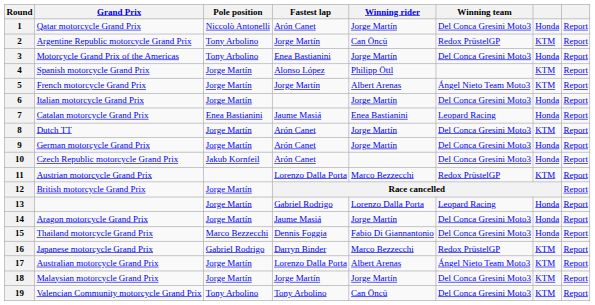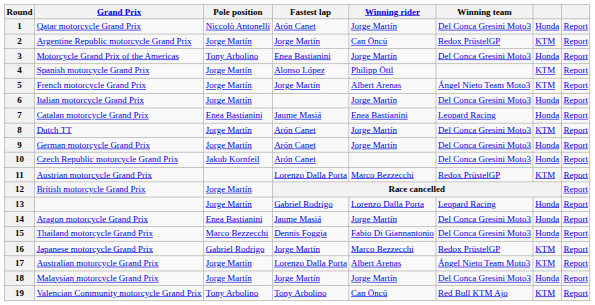(232, 41) Tony Arbolino -> (229, 41) Jorge Martín
(229, 218) Jorge Martín -> (234, 218) Enea Bastianini
(300, 248) Darryn Binder -> (297, 248) Jorge Martín
(545, 278) KTM -> (547, 278) Honda
(485, 292) Del Conca Gresini Moto3 -> (473, 292) Red Bull KTM Ajo
